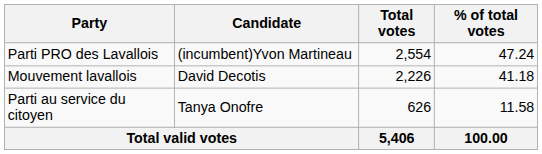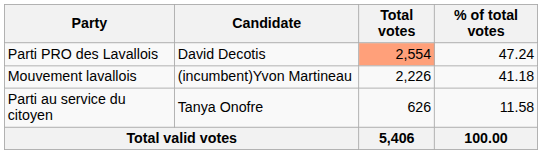(265, 54) (incumbent)Yvon Martineau -> (222, 54) David Decotis
(413, 54) no background -> (413, 54) lightsalmon background
(222, 76) David Decotis -> (265, 76) (incumbent)Yvon Martineau
